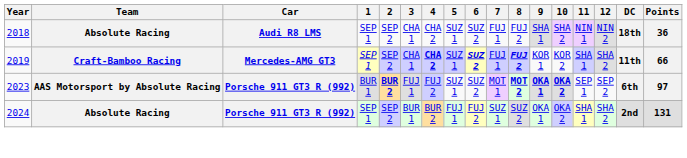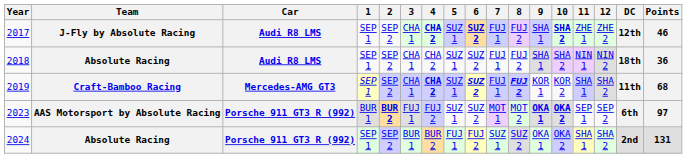+ row: (18, 33)
(663, 60) 66 -> (663, 87) 68
(519, 87) bold -> (519, 114) normal
